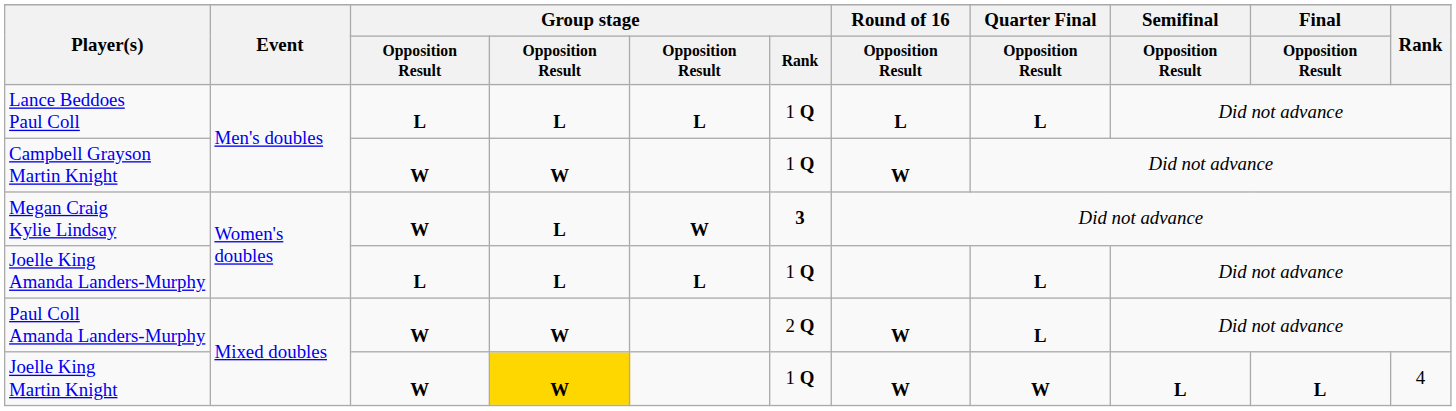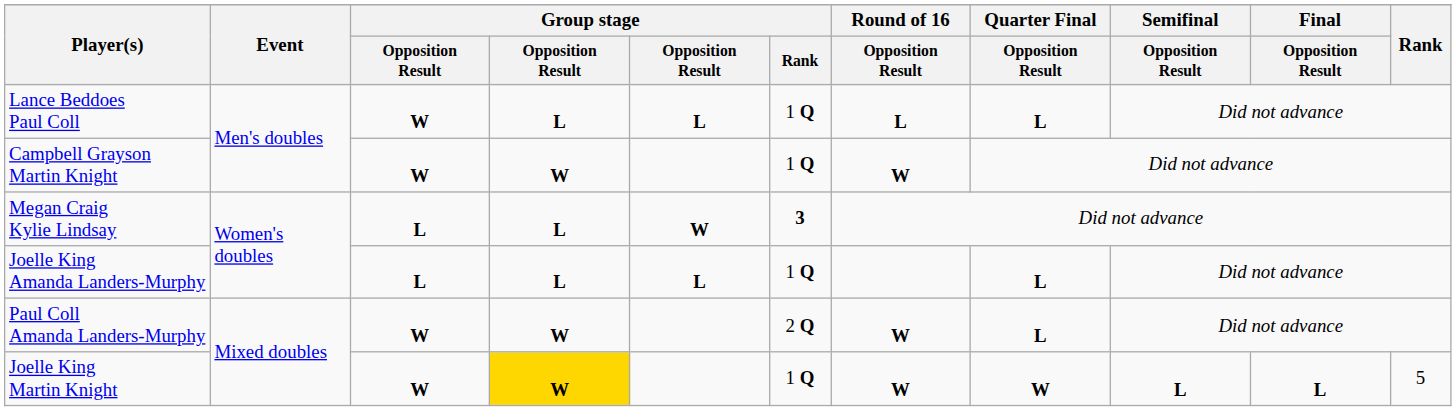(420, 123) L -> (420, 123) W
(420, 229) W -> (420, 229) L
(1421, 378) 4 -> (1421, 378) 5
